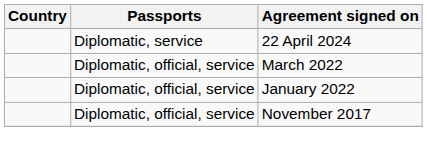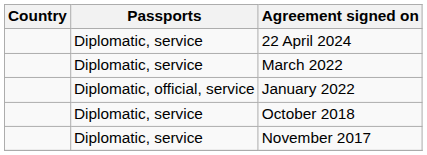(164, 65) Diplomatic, official, service -> (138, 65) Diplomatic, service
+ row: (308, 114)
(164, 114) Diplomatic, official, service -> (138, 138) Diplomatic, service
